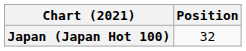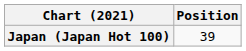(207, 36) 32 -> (207, 36) 39
